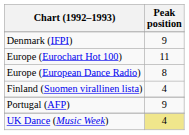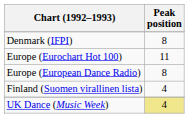(164, 40) 9 -> (164, 40) 8
- row: (38, 105)
